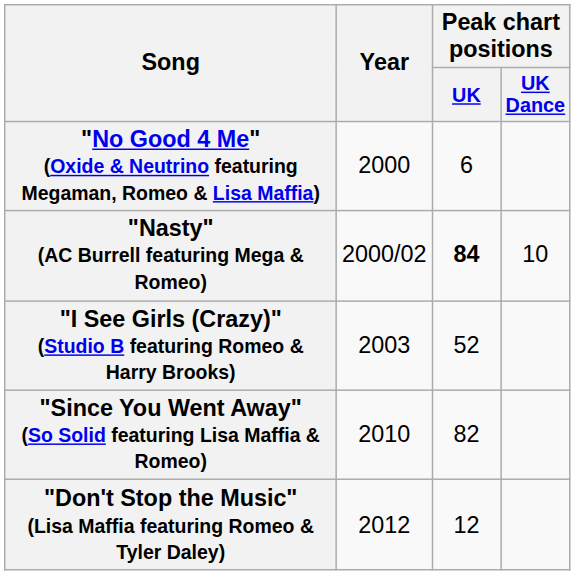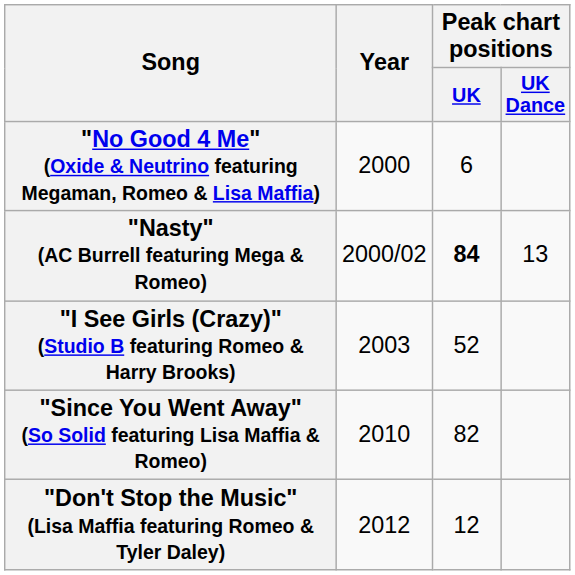(535, 255) 10 -> (535, 255) 13
